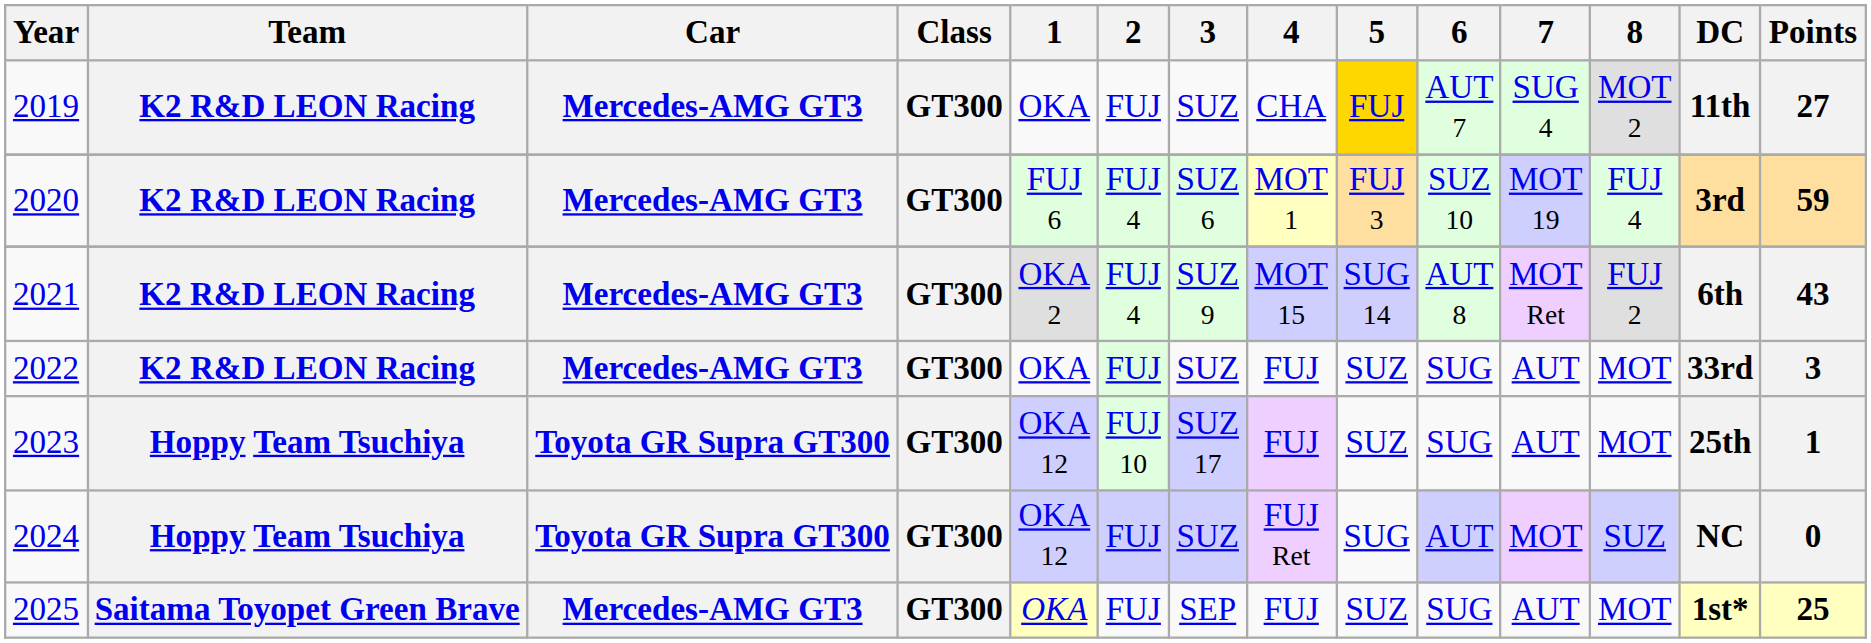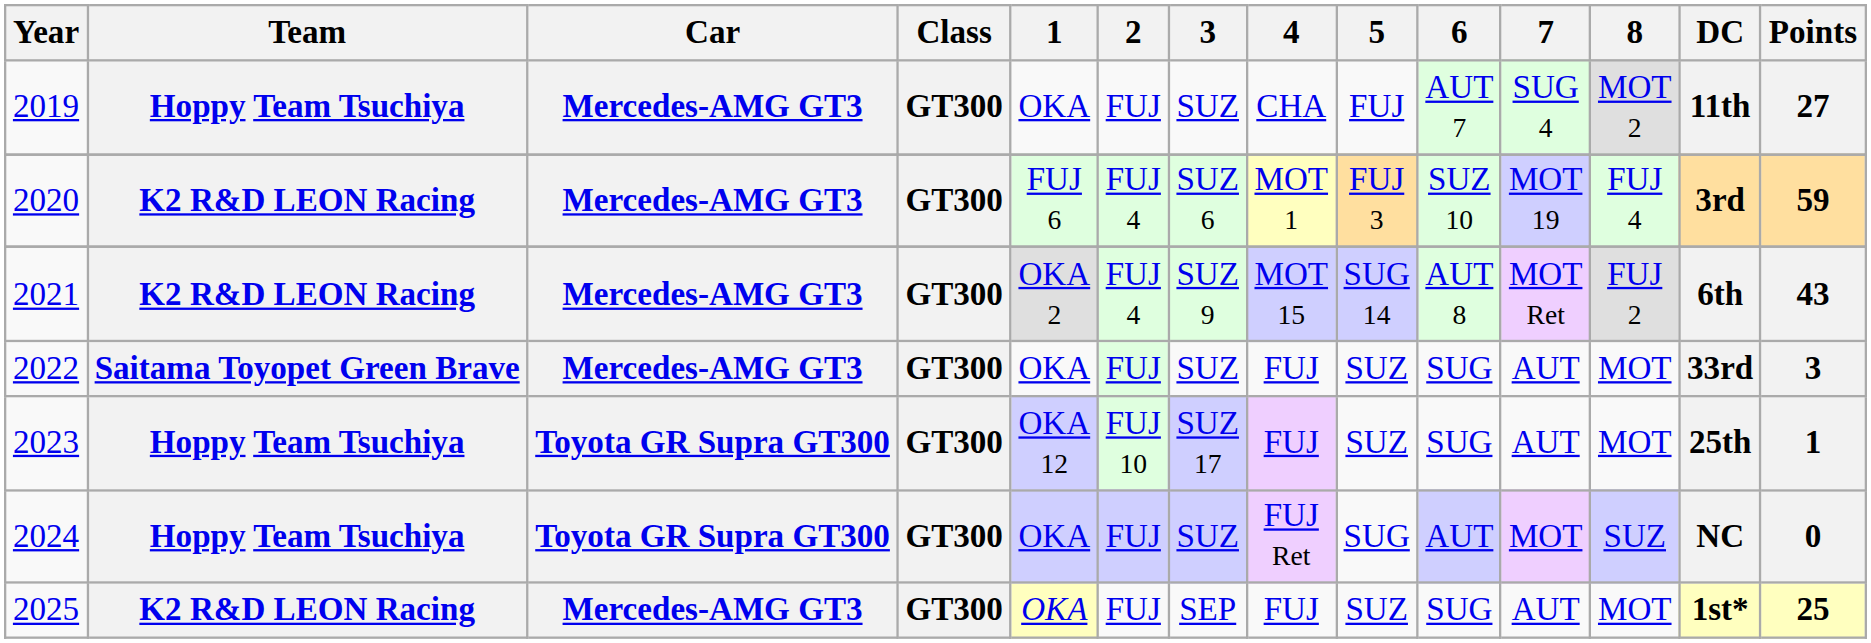(307, 106) K2 R&D LEON Racing -> (307, 106) Hoppy Team Tsuchiya
(1377, 106) gold background -> (1377, 106) no background
(307, 368) K2 R&D LEON Racing -> (307, 368) Saitama Toyopet Green Brave
(1054, 535) OKA 12 -> (1054, 535) OKA
(307, 610) Saitama Toyopet Green Brave -> (307, 610) K2 R&D LEON Racing
